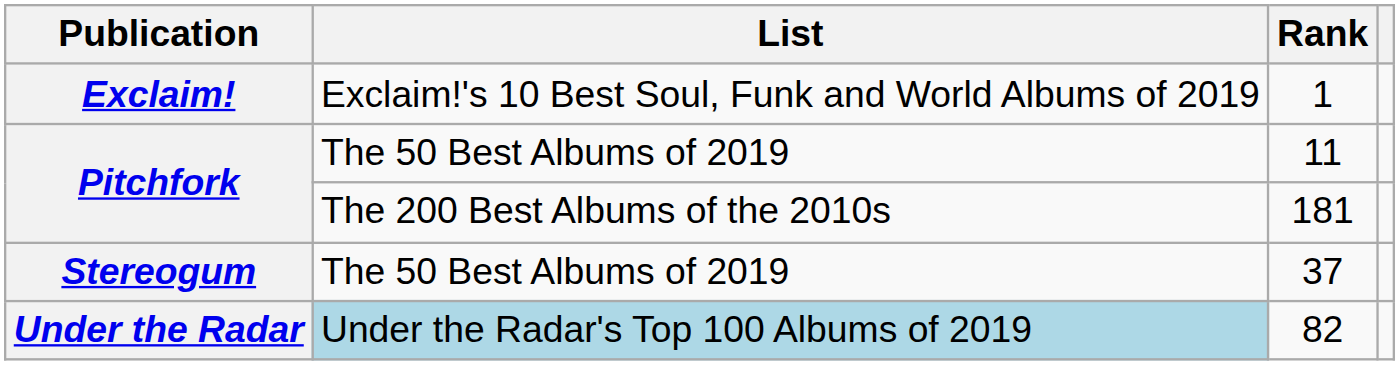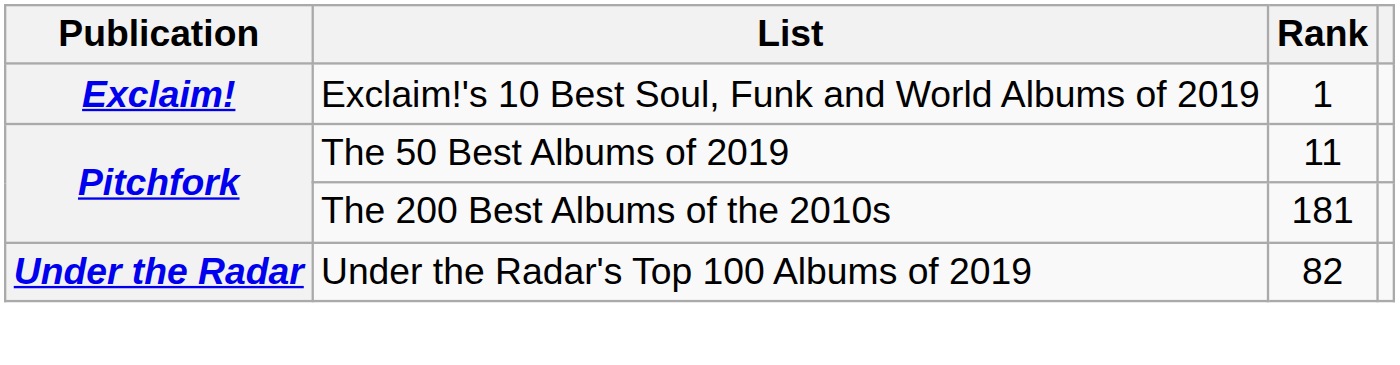- row: (1323, 270)
(676, 329) lightblue background -> (676, 270) no background
